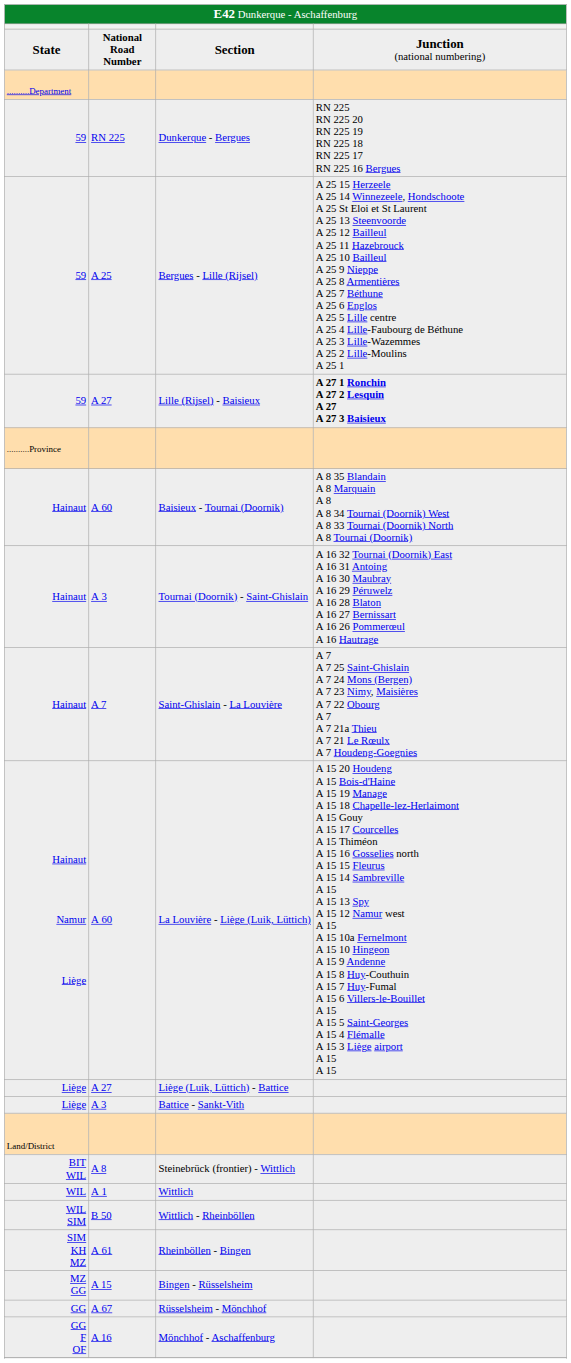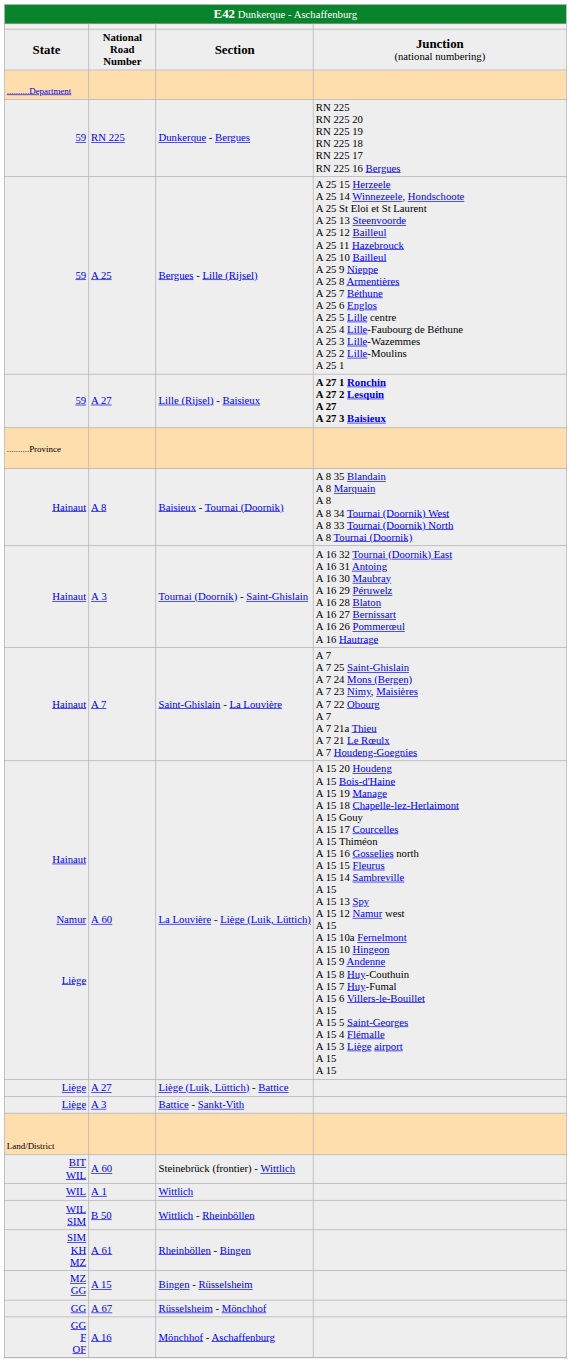(102, 507) A 60 -> (99, 507) A 8
(99, 1169) A 8 -> (102, 1169) A 60
